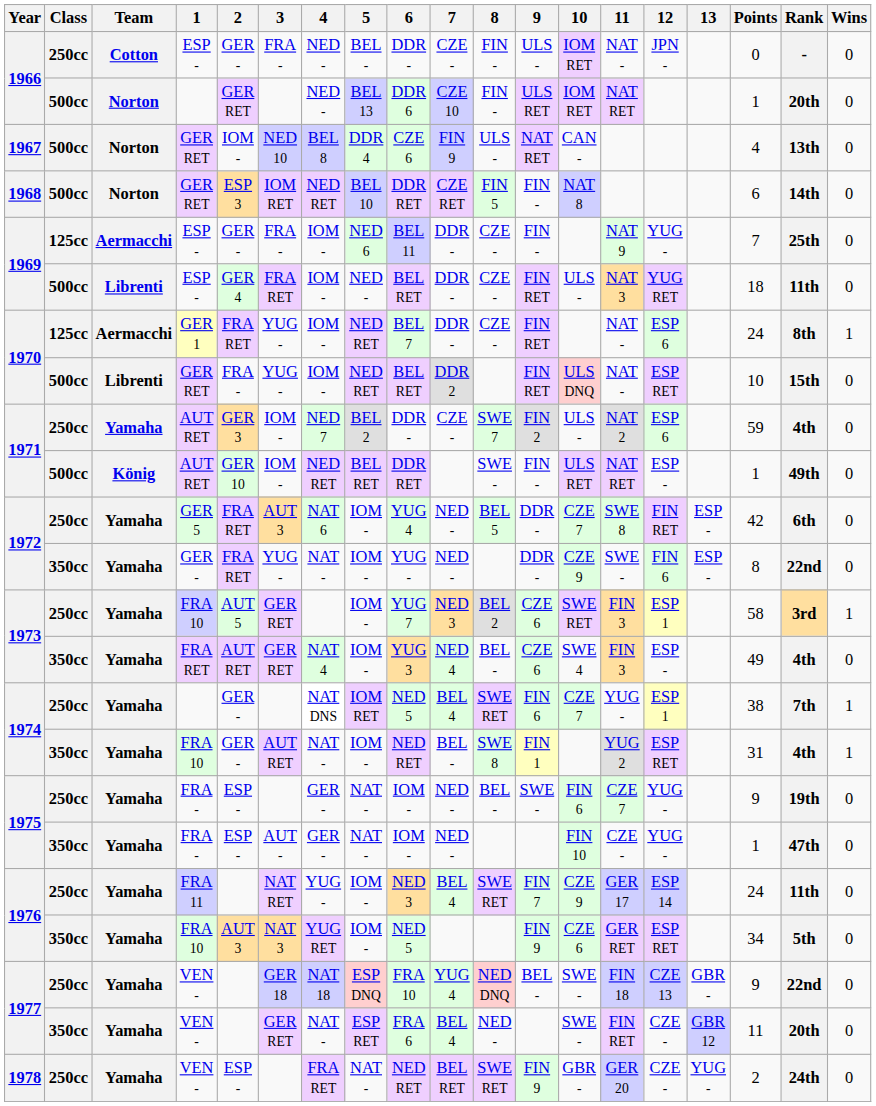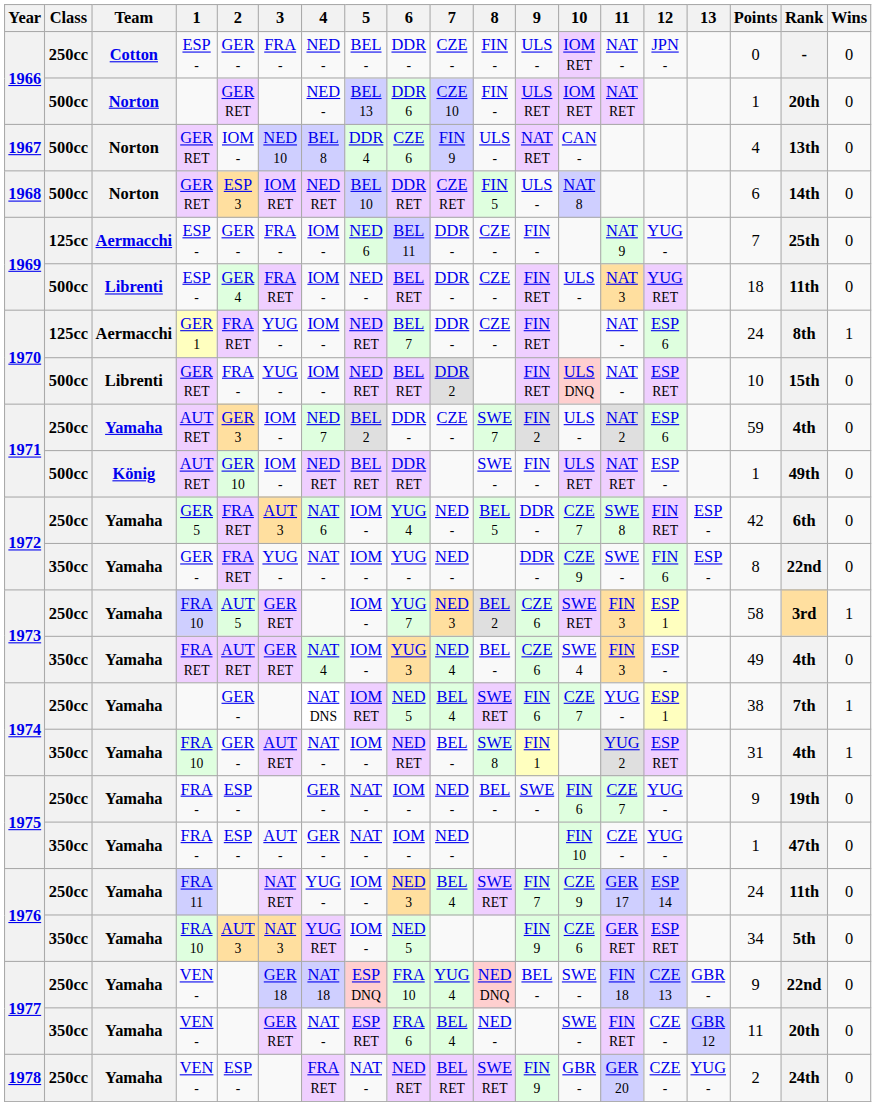(537, 194) FIN - -> (537, 194) ULS -
